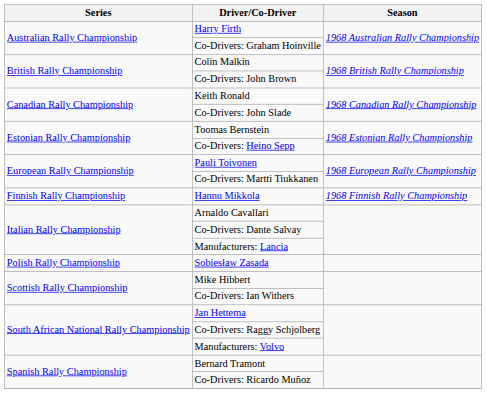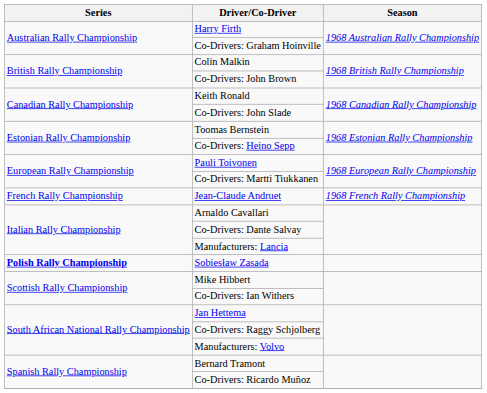- row: (227, 196)
+ row: (238, 196)
(63, 263) normal -> (67, 263) bold
